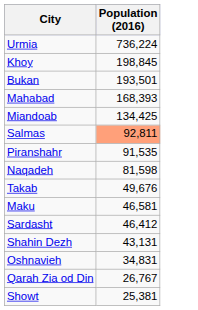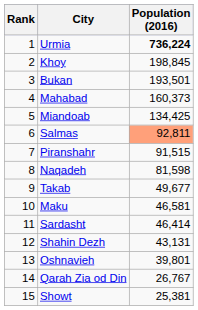+ column: (21, 19)
(137, 44) normal -> (170, 44) bold
(137, 98) 168,393 -> (170, 98) 160,373
(140, 152) 91,535 -> (173, 152) 91,515
(140, 188) 49,676 -> (173, 188) 49,677
(140, 224) 46,412 -> (173, 224) 46,414
(140, 260) 34,831 -> (173, 260) 39,801
